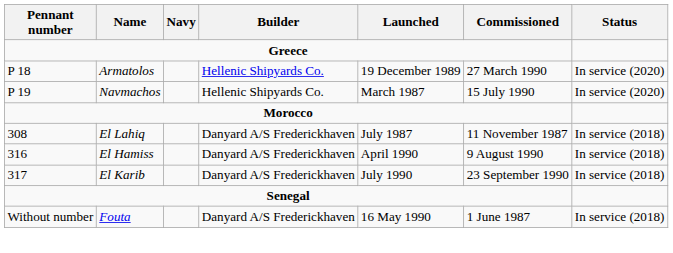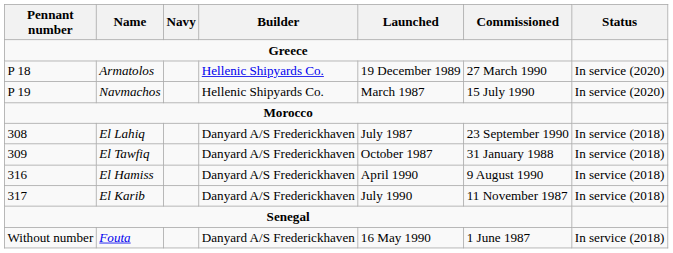(517, 133) 11 November 1987 -> (518, 133) 23 September 1990
+ row: (124, 154)
(518, 175) 23 September 1990 -> (517, 196) 11 November 1987
